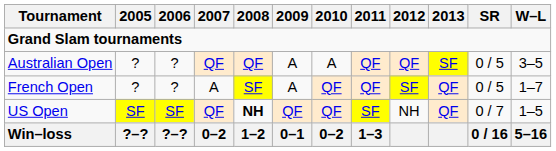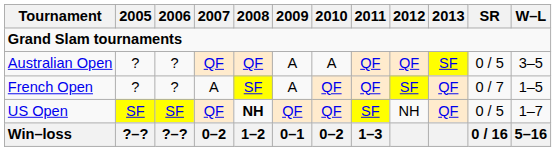(490, 86) 0 / 5 -> (490, 86) 0 / 7
(531, 86) 1–7 -> (531, 86) 1–5
(490, 110) 0 / 7 -> (490, 110) 0 / 5
(531, 110) 1–5 -> (531, 110) 1–7
